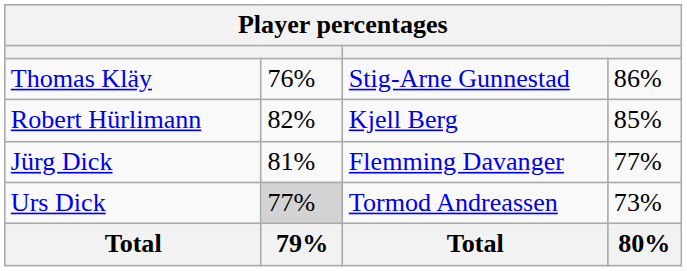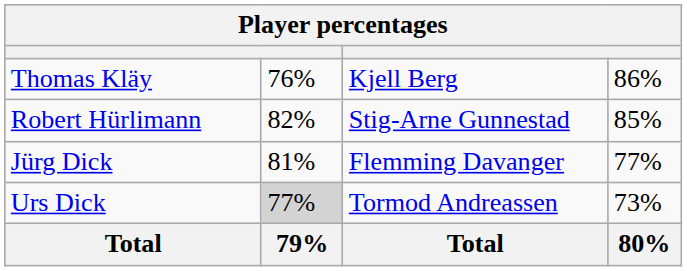(459, 78) Stig-Arne Gunnestad -> (403, 78) Kjell Berg
(403, 119) Kjell Berg -> (459, 119) Stig-Arne Gunnestad
